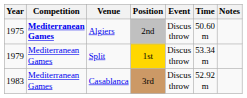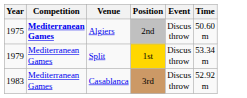- column: (230, 12)
